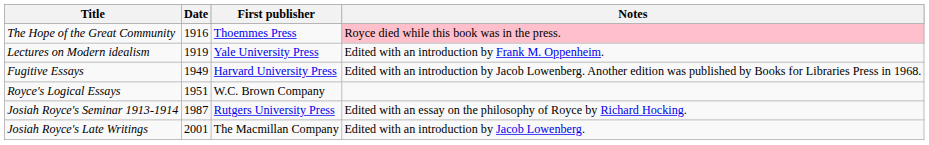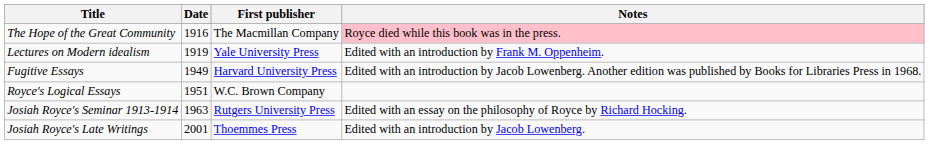(255, 33) Thoemmes Press -> (276, 33) The Macmillan Company
(196, 110) 1987 -> (196, 110) 1963
(276, 129) The Macmillan Company -> (255, 129) Thoemmes Press
